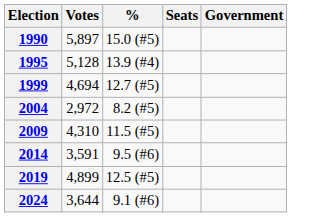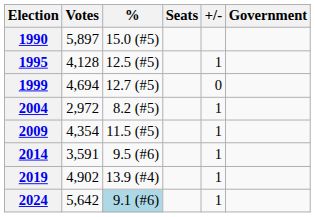+ column: (213, 16)
(83, 62) 5,128 -> (83, 62) 4,128
(132, 62) 13.9 (#4) -> (132, 62) 12.5 (#5)
(83, 131) 4,310 -> (83, 131) 4,354
(83, 177) 4,899 -> (83, 177) 4,902
(132, 177) 12.5 (#5) -> (132, 177) 13.9 (#4)
(83, 200) 3,644 -> (83, 200) 5,642
(136, 200) no background -> (136, 200) lightblue background
